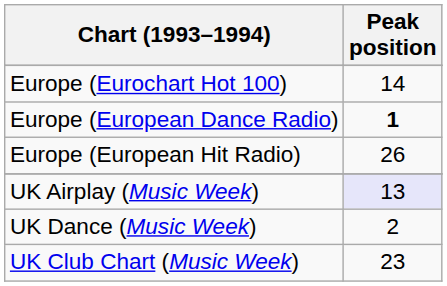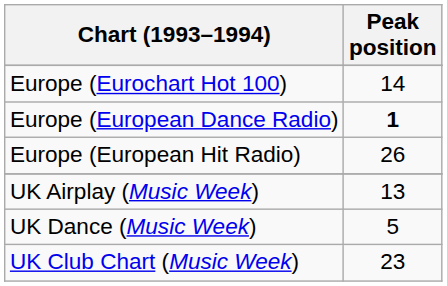(393, 190) lavender background -> (393, 190) no background
(393, 226) 2 -> (393, 226) 5
